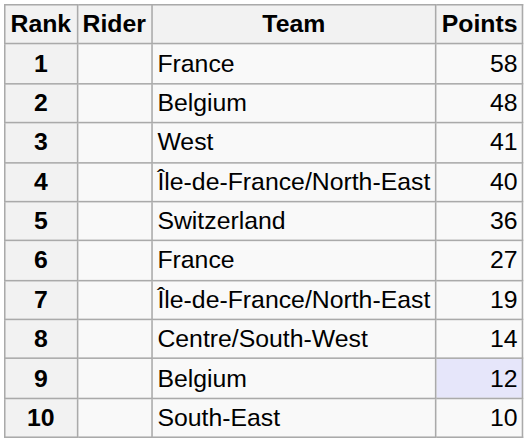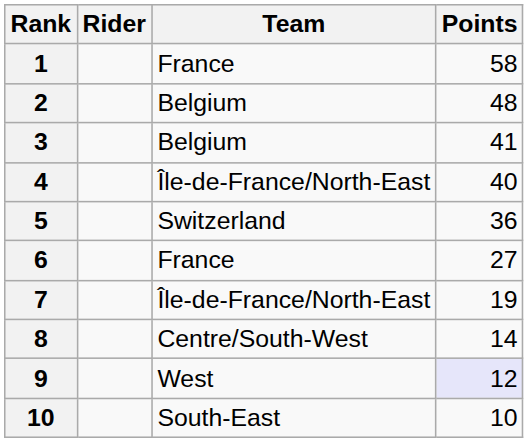(185, 142) West -> (202, 142) Belgium
(202, 378) Belgium -> (185, 378) West
